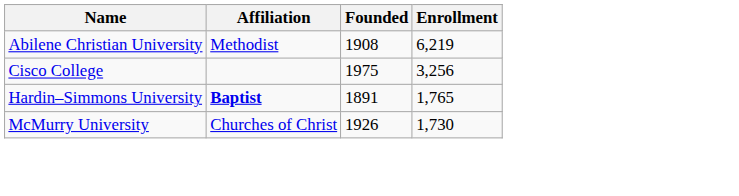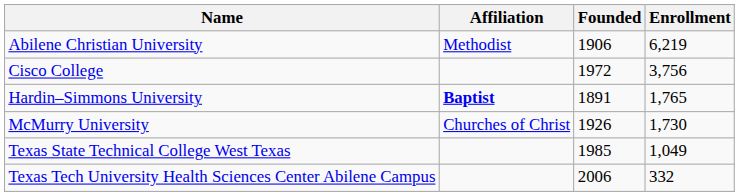(362, 44) 1908 -> (595, 44) 1906
(362, 71) 1975 -> (595, 71) 1972
(435, 71) 3,256 -> (668, 71) 3,756
+ row: (149, 151)
+ row: (222, 177)
